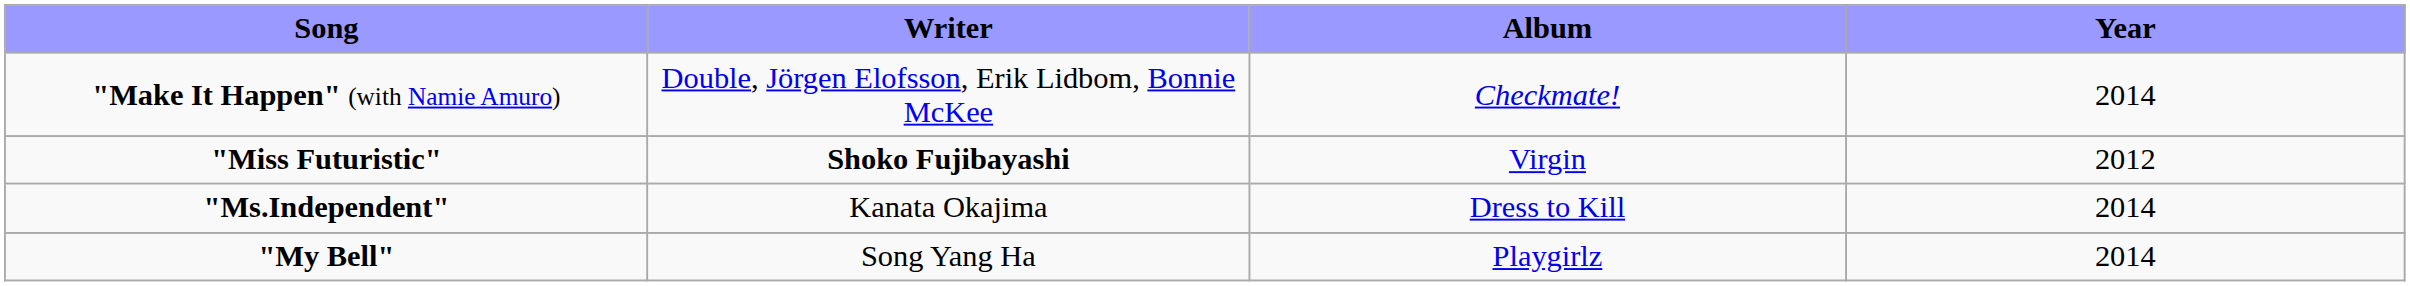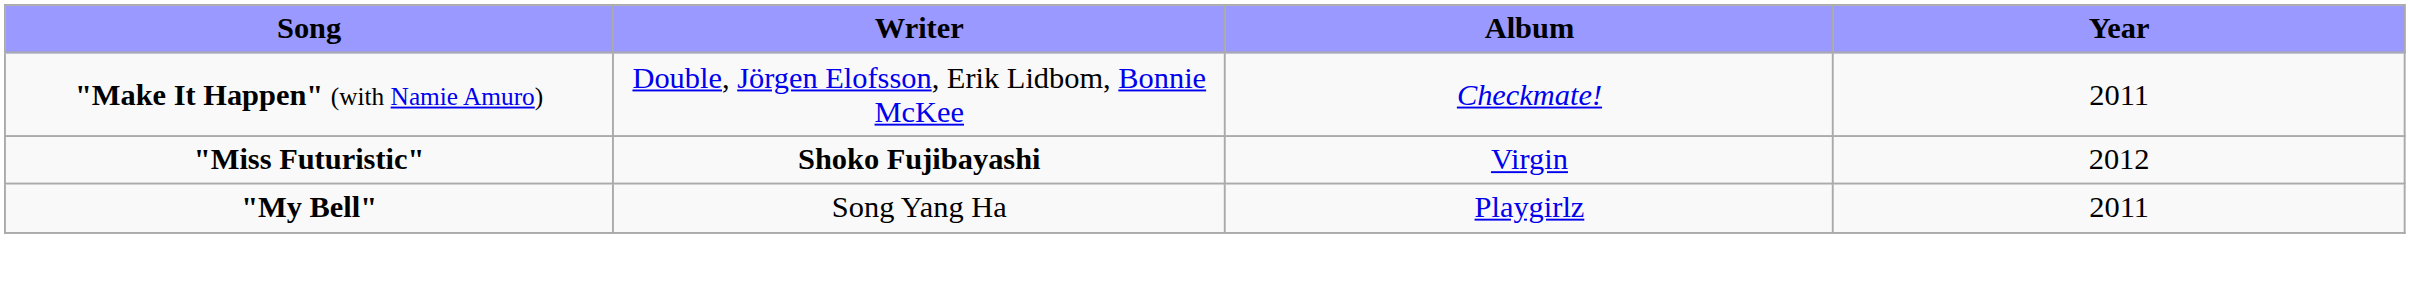(2125, 93) 2014 -> (2119, 93) 2011
- row: (326, 207)
(2125, 255) 2014 -> (2119, 207) 2011
